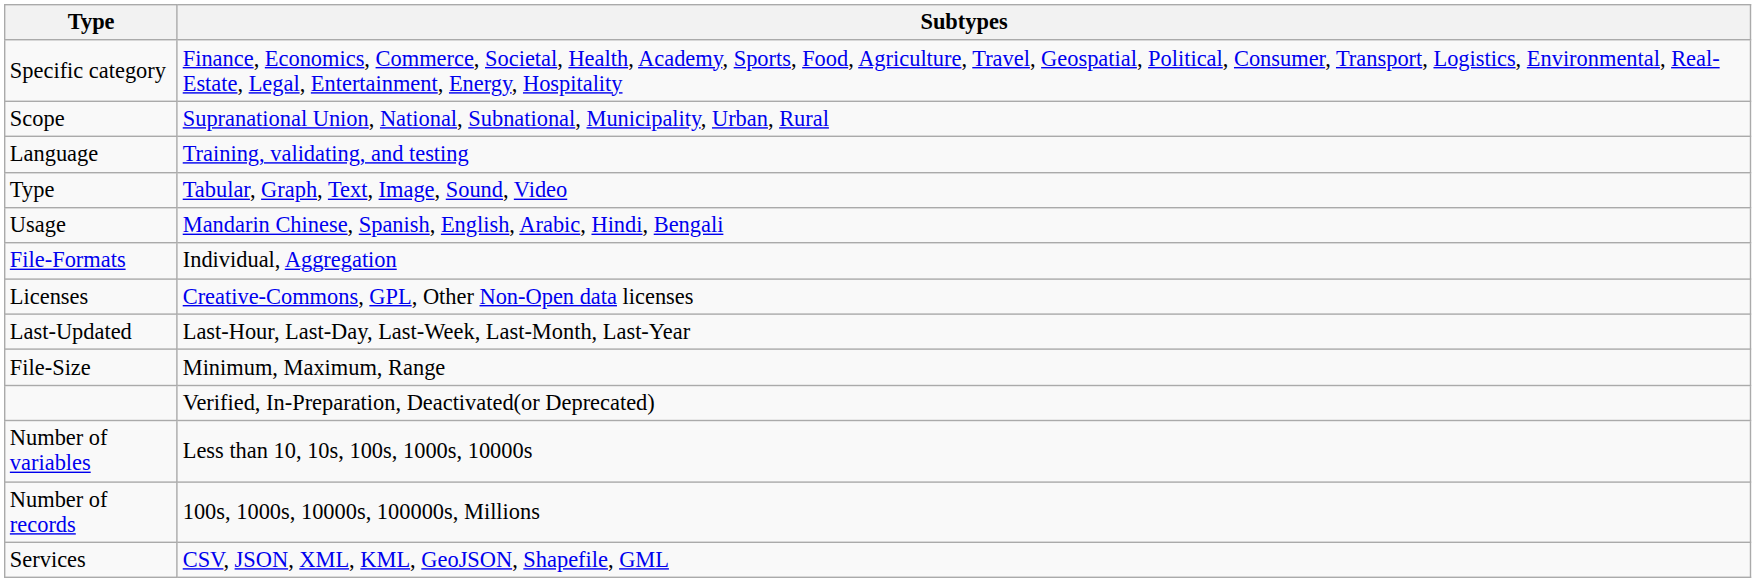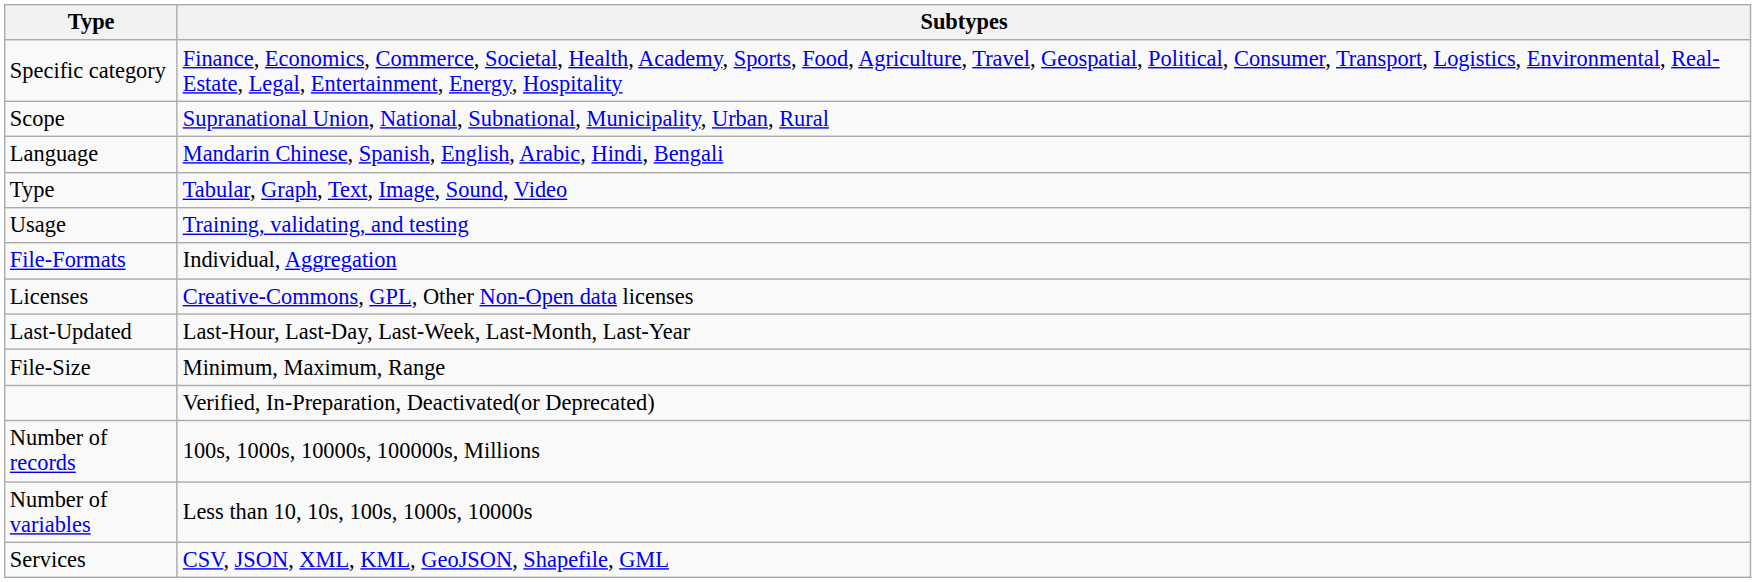(326, 154) Training, validating, and testing -> (453, 154) Mandarin Chinese, Spanish, English, Arabic, Hindi, Bengali
(453, 225) Mandarin Chinese, Spanish, English, Arabic, Hindi, Bengali -> (326, 225) Training, validating, and testing
rows swapped: (59, 511) <-> (59, 450)
